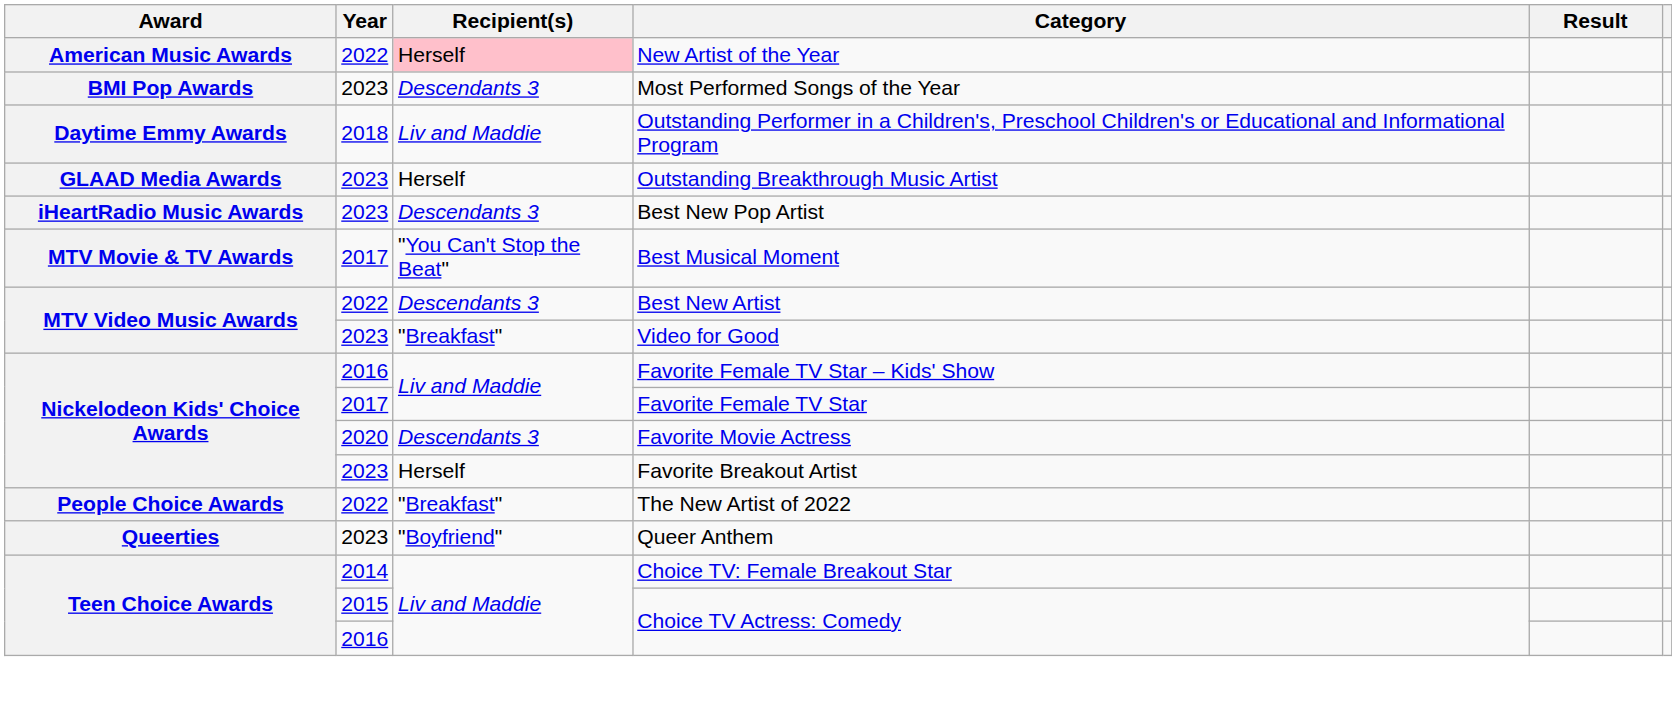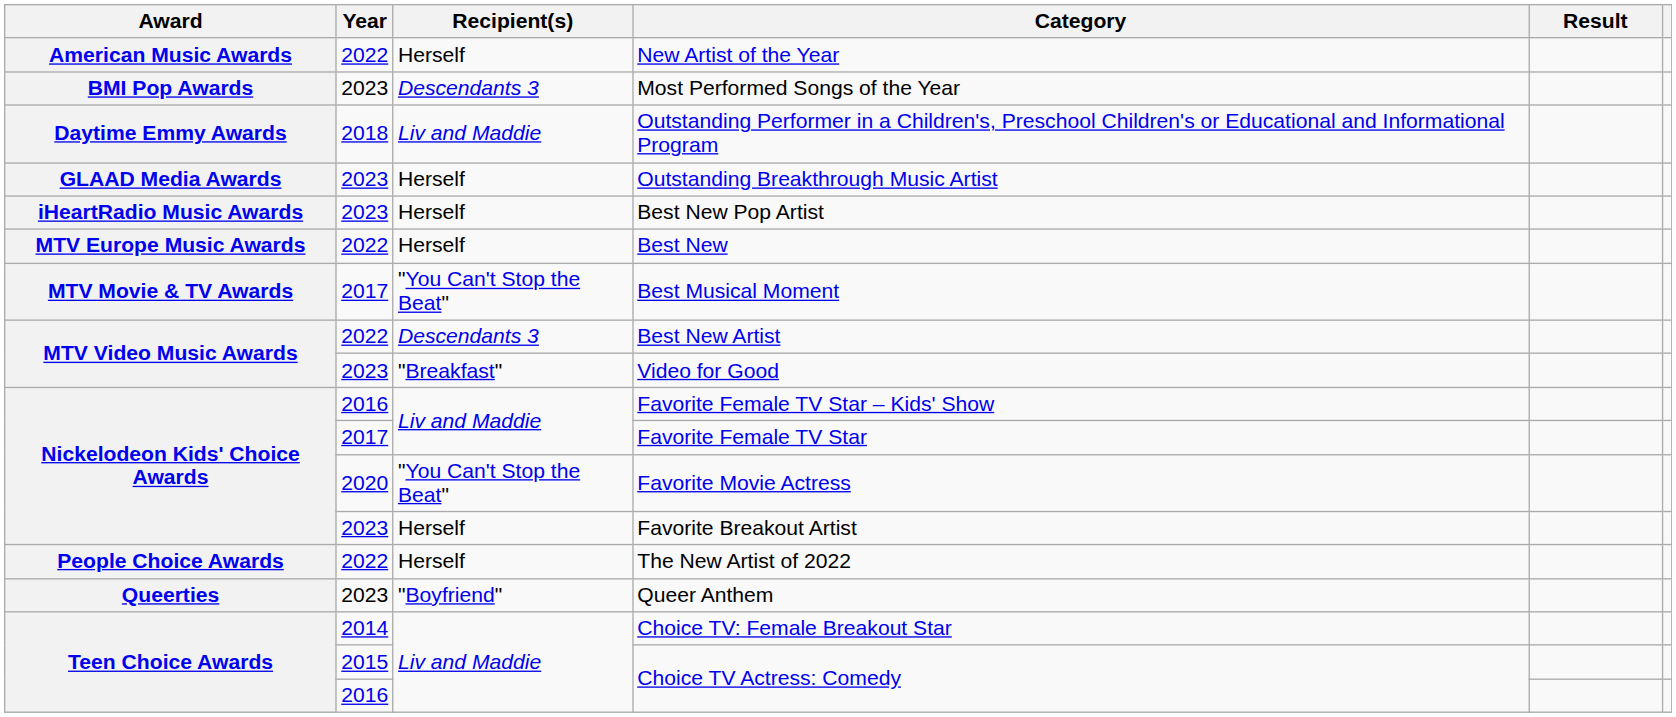(431, 54) pink background -> (431, 54) no background
(468, 212) Descendants 3 -> (431, 212) Herself
+ row: (365, 245)
(468, 437) Descendants 3 -> (489, 482) "You Can't Stop the Beat"
(450, 504) "Breakfast" -> (431, 561) Herself
